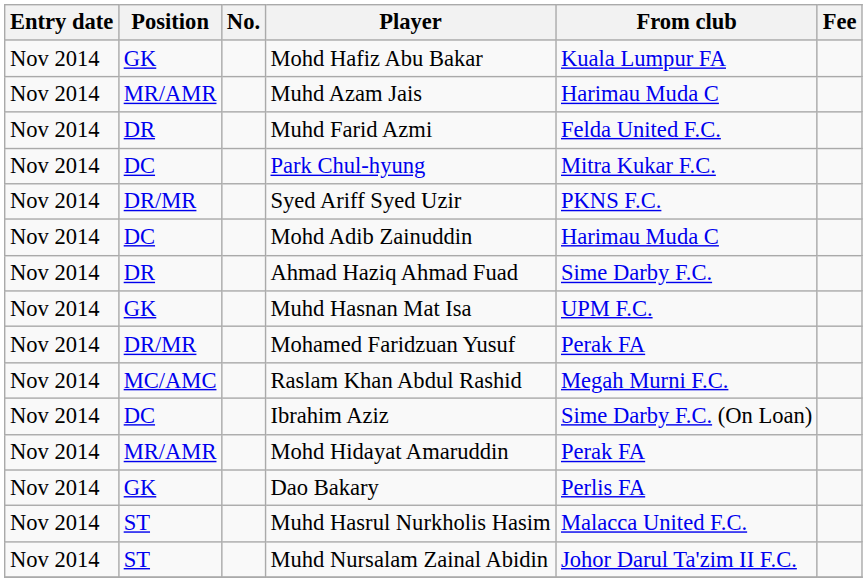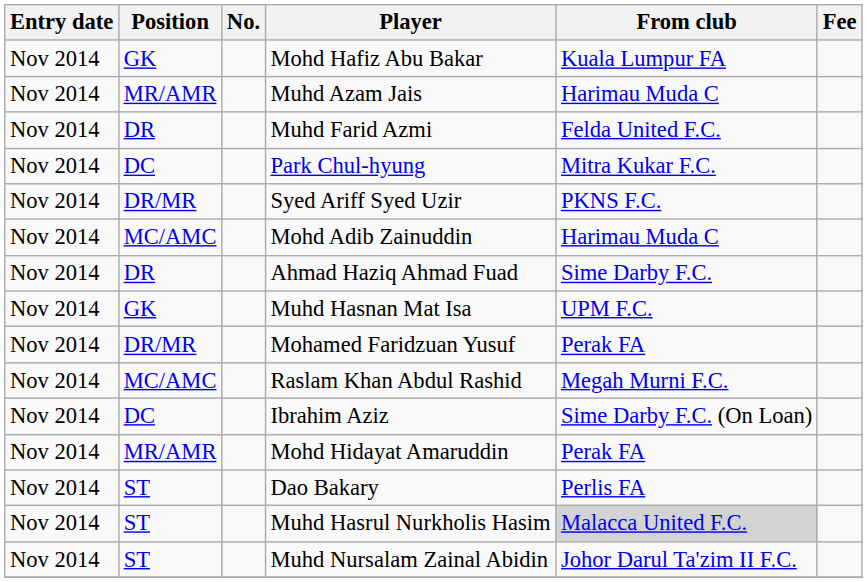(139, 237) DC -> (170, 237) MC/AMC
(140, 487) GK -> (137, 487) ST
(654, 523) no background -> (654, 523) lightgrey background
